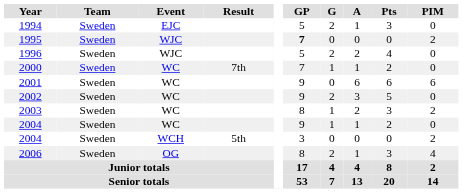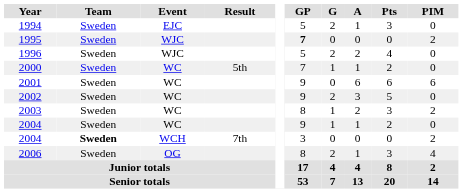(239, 68) 7th -> (240, 68) 5th
(97, 139) normal -> (98, 139) bold
(239, 139) 5th -> (240, 139) 7th
